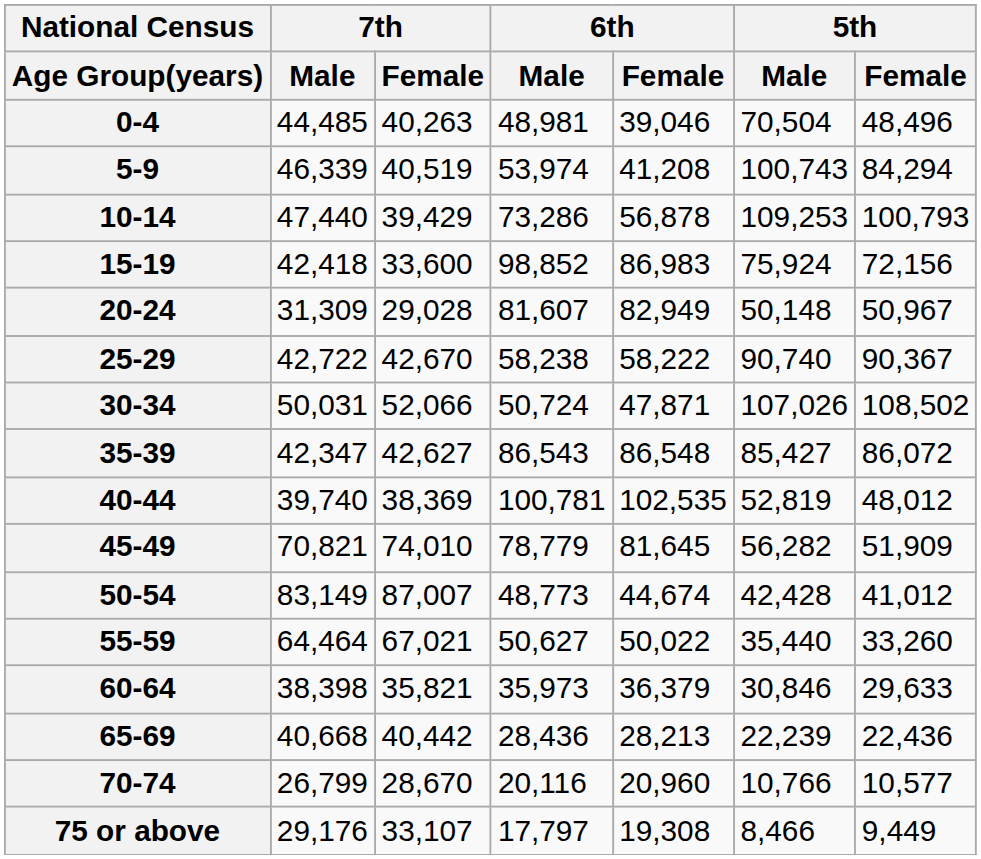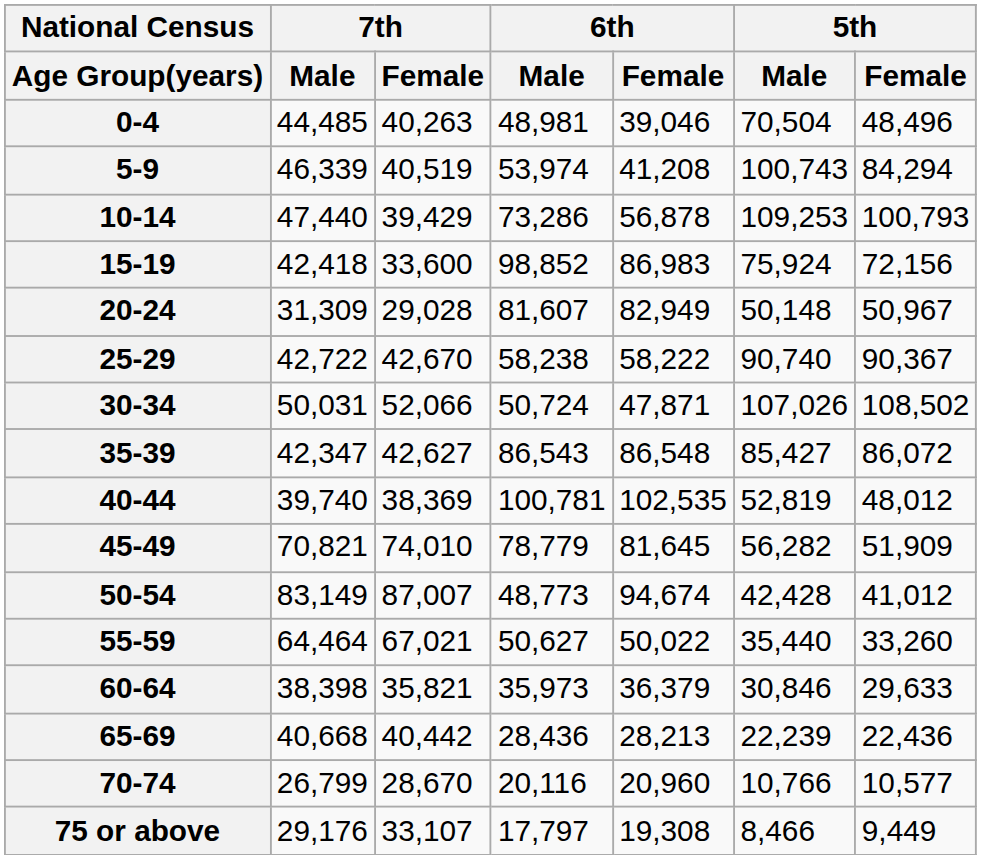(665, 594) 44,674 -> (665, 594) 94,674
